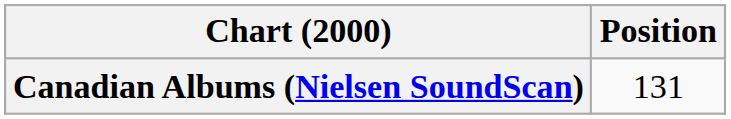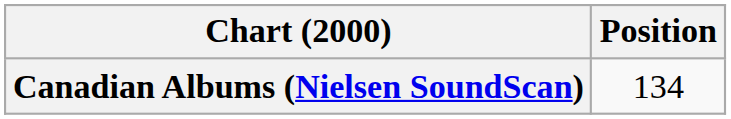(658, 85) 131 -> (658, 85) 134
